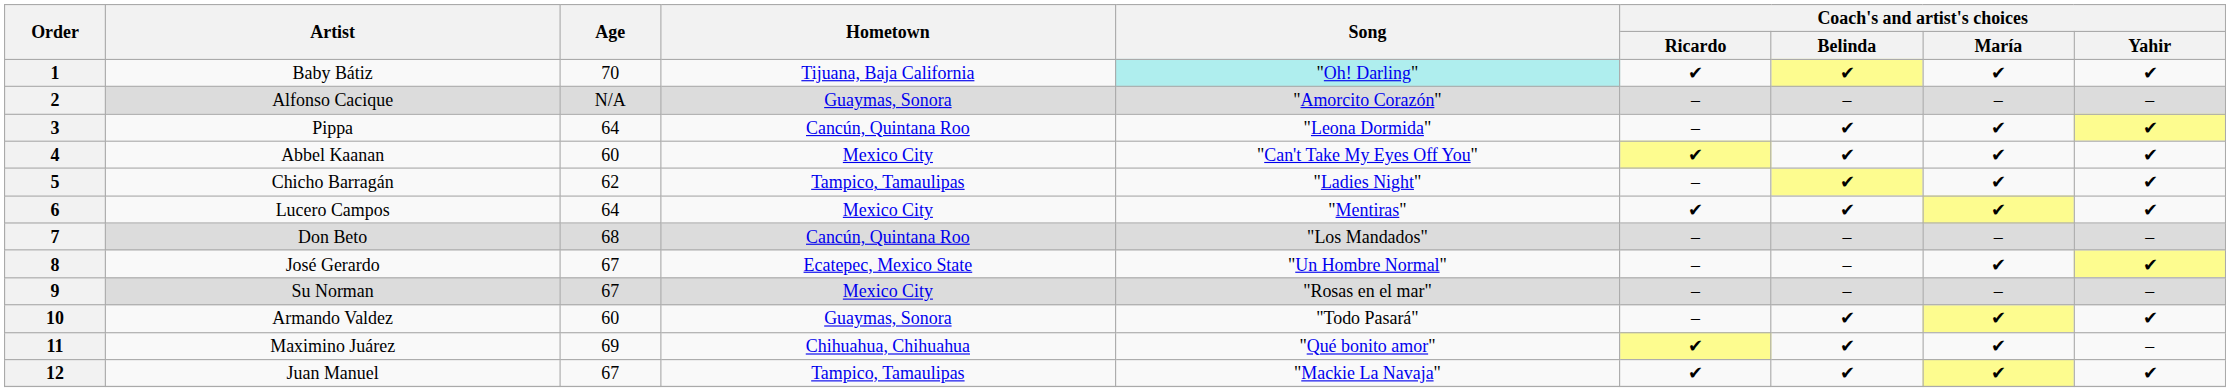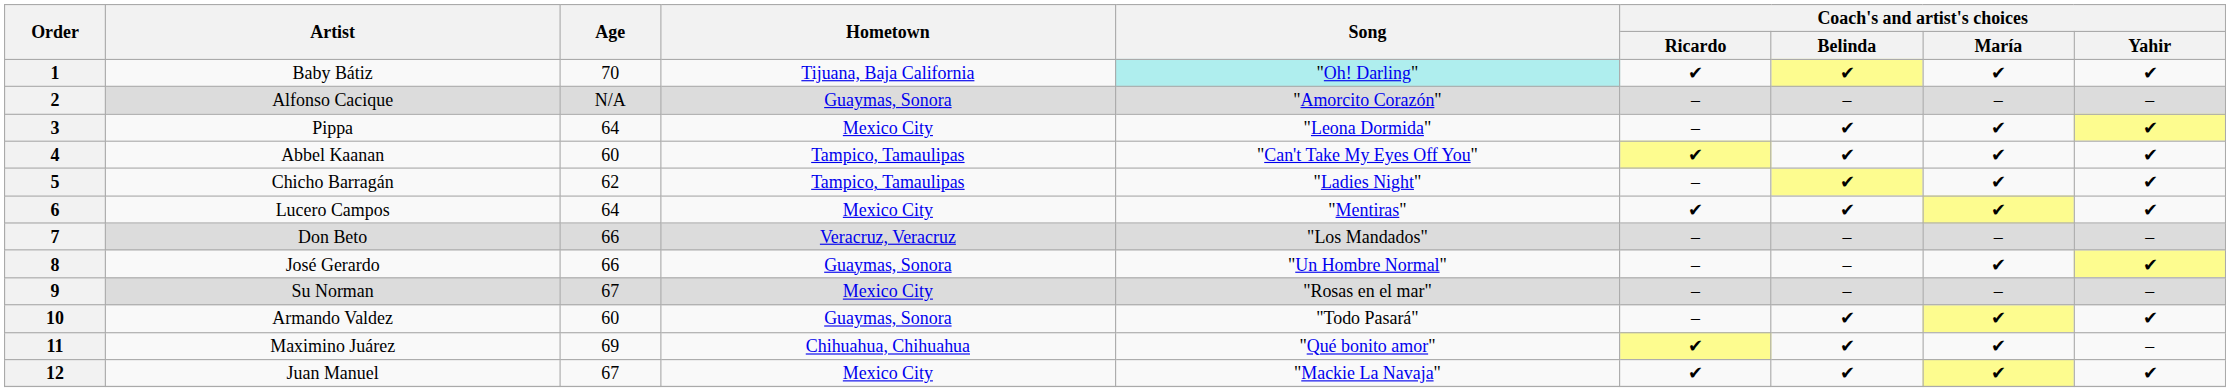(888, 127) Cancún, Quintana Roo -> (888, 127) Mexico City
(888, 155) Mexico City -> (888, 155) Tampico, Tamaulipas
(610, 237) 68 -> (610, 237) 66
(888, 237) Cancún, Quintana Roo -> (888, 237) Veracruz, Veracruz
(610, 264) 67 -> (610, 264) 66
(888, 264) Ecatepec, Mexico State -> (888, 264) Guaymas, Sonora
(888, 373) Tampico, Tamaulipas -> (888, 373) Mexico City
